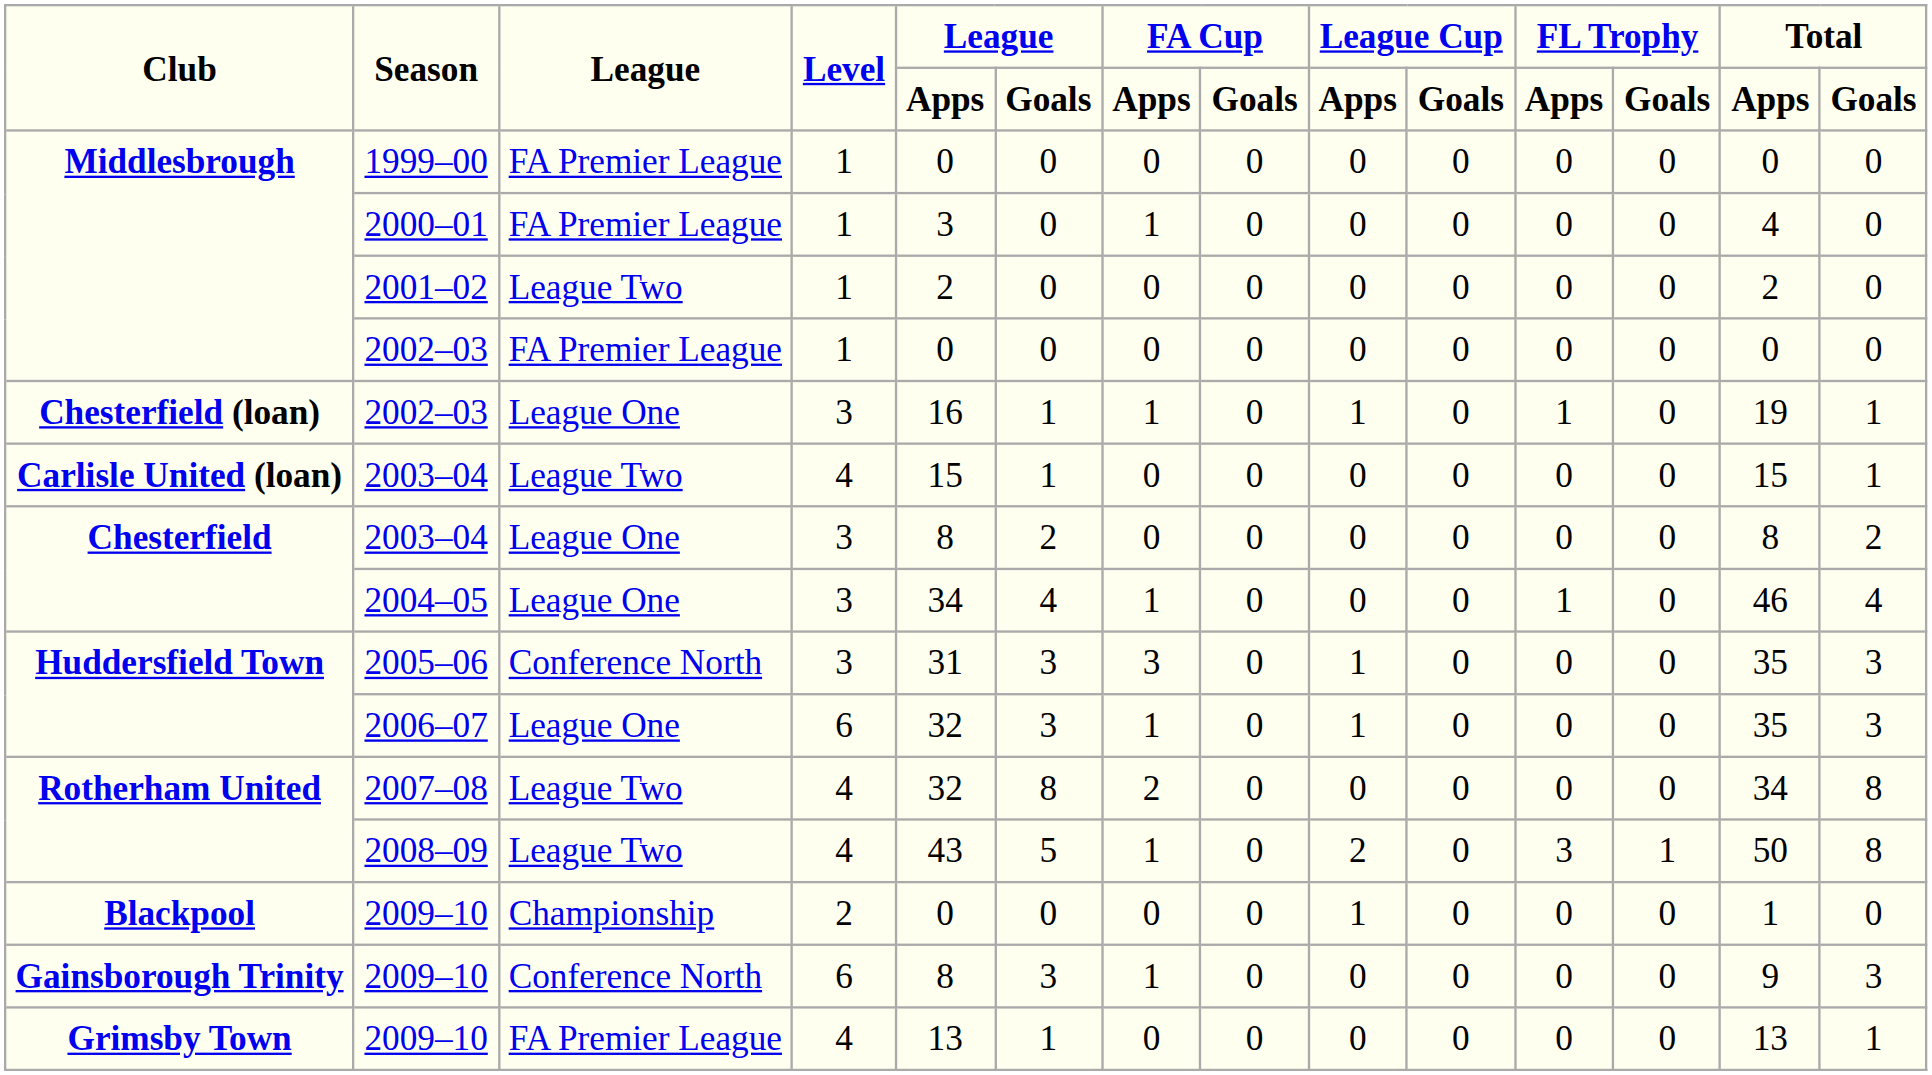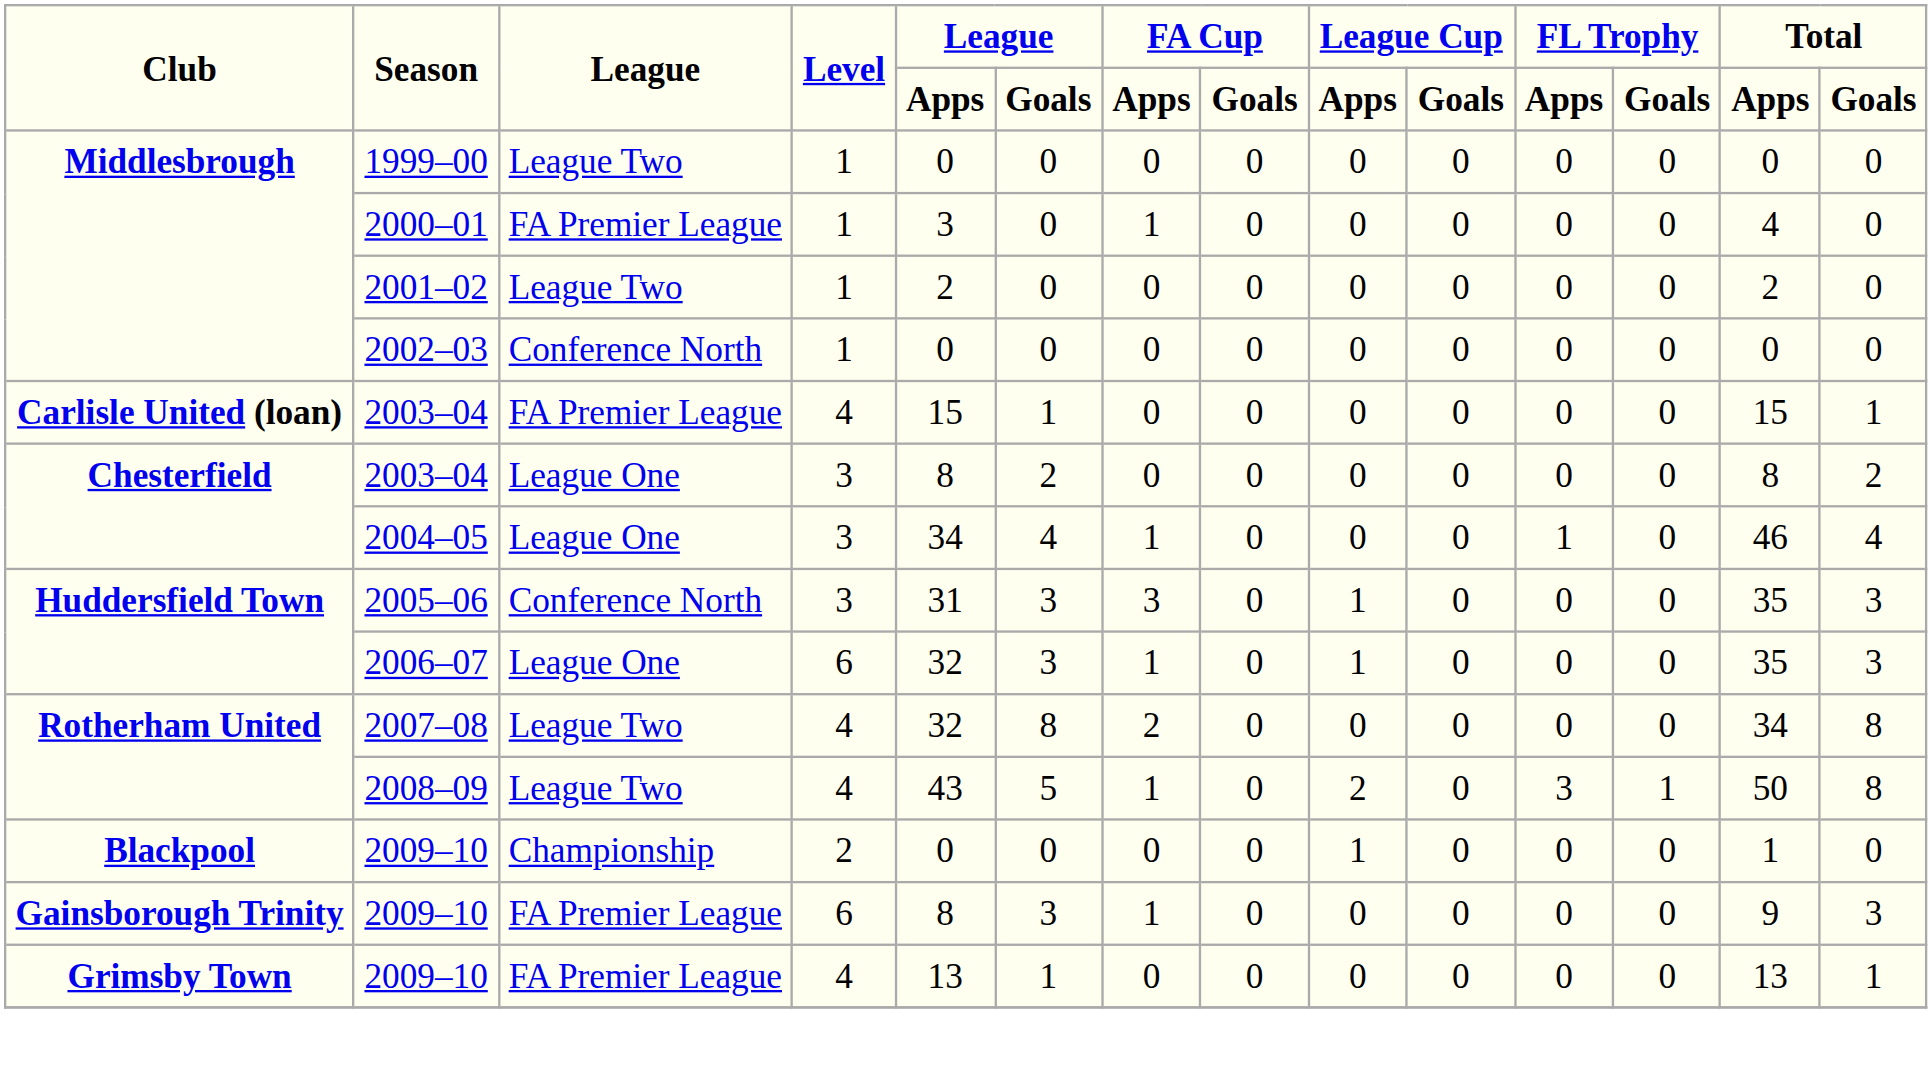(645, 161) FA Premier League -> (596, 161) League Two
(645, 349) FA Premier League -> (635, 349) Conference North
- row: (180, 411)
(596, 474) League Two -> (645, 411) FA Premier League
(635, 975) Conference North -> (645, 912) FA Premier League
